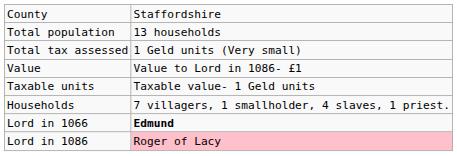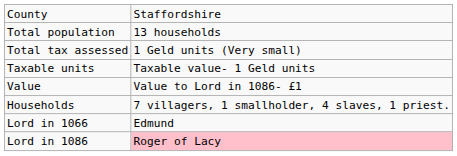rows swapped: (51, 86) <-> (24, 68)
(154, 123) bold -> (154, 123) normal
